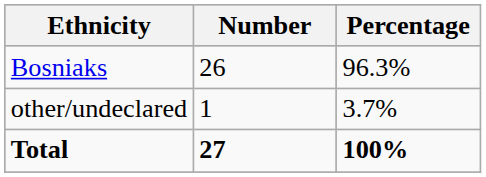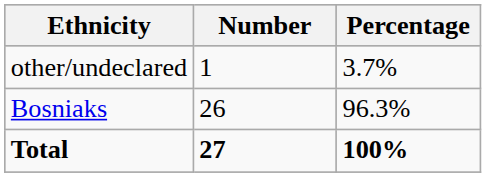rows swapped: (59, 66) <-> (99, 108)
